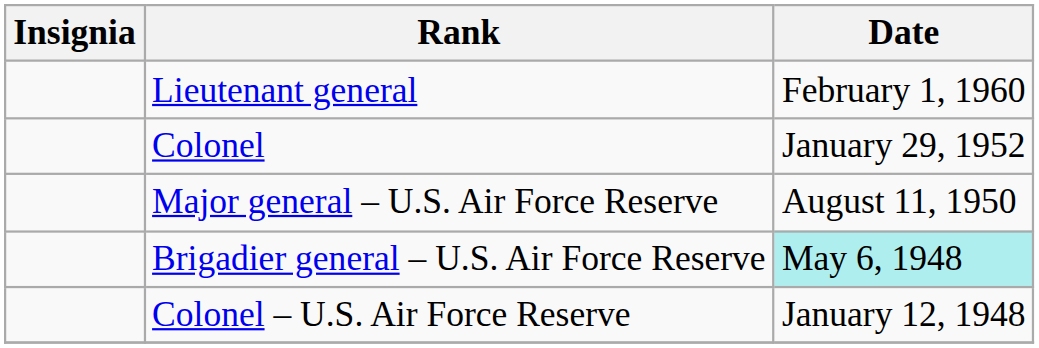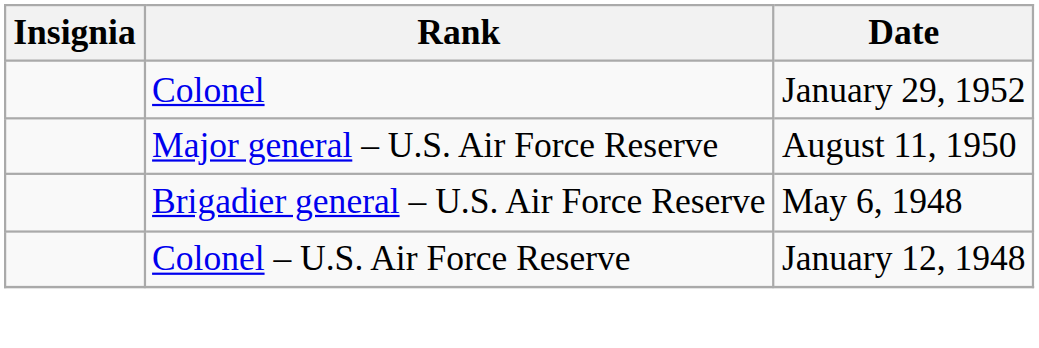- row: (285, 88)
(872, 257) paleturquoise background -> (872, 201) no background
